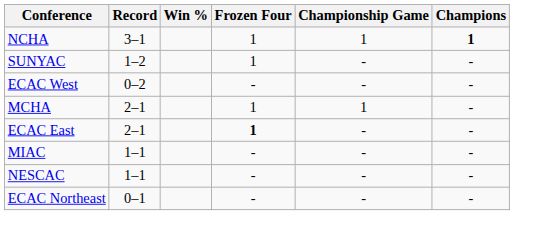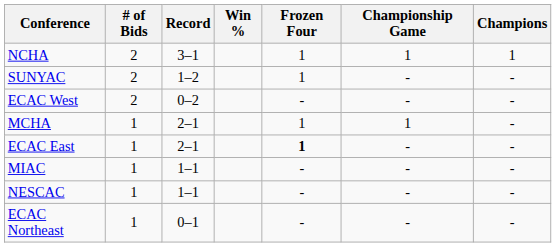+ column: (134, 24)
(471, 38) bold -> (512, 54) normal
